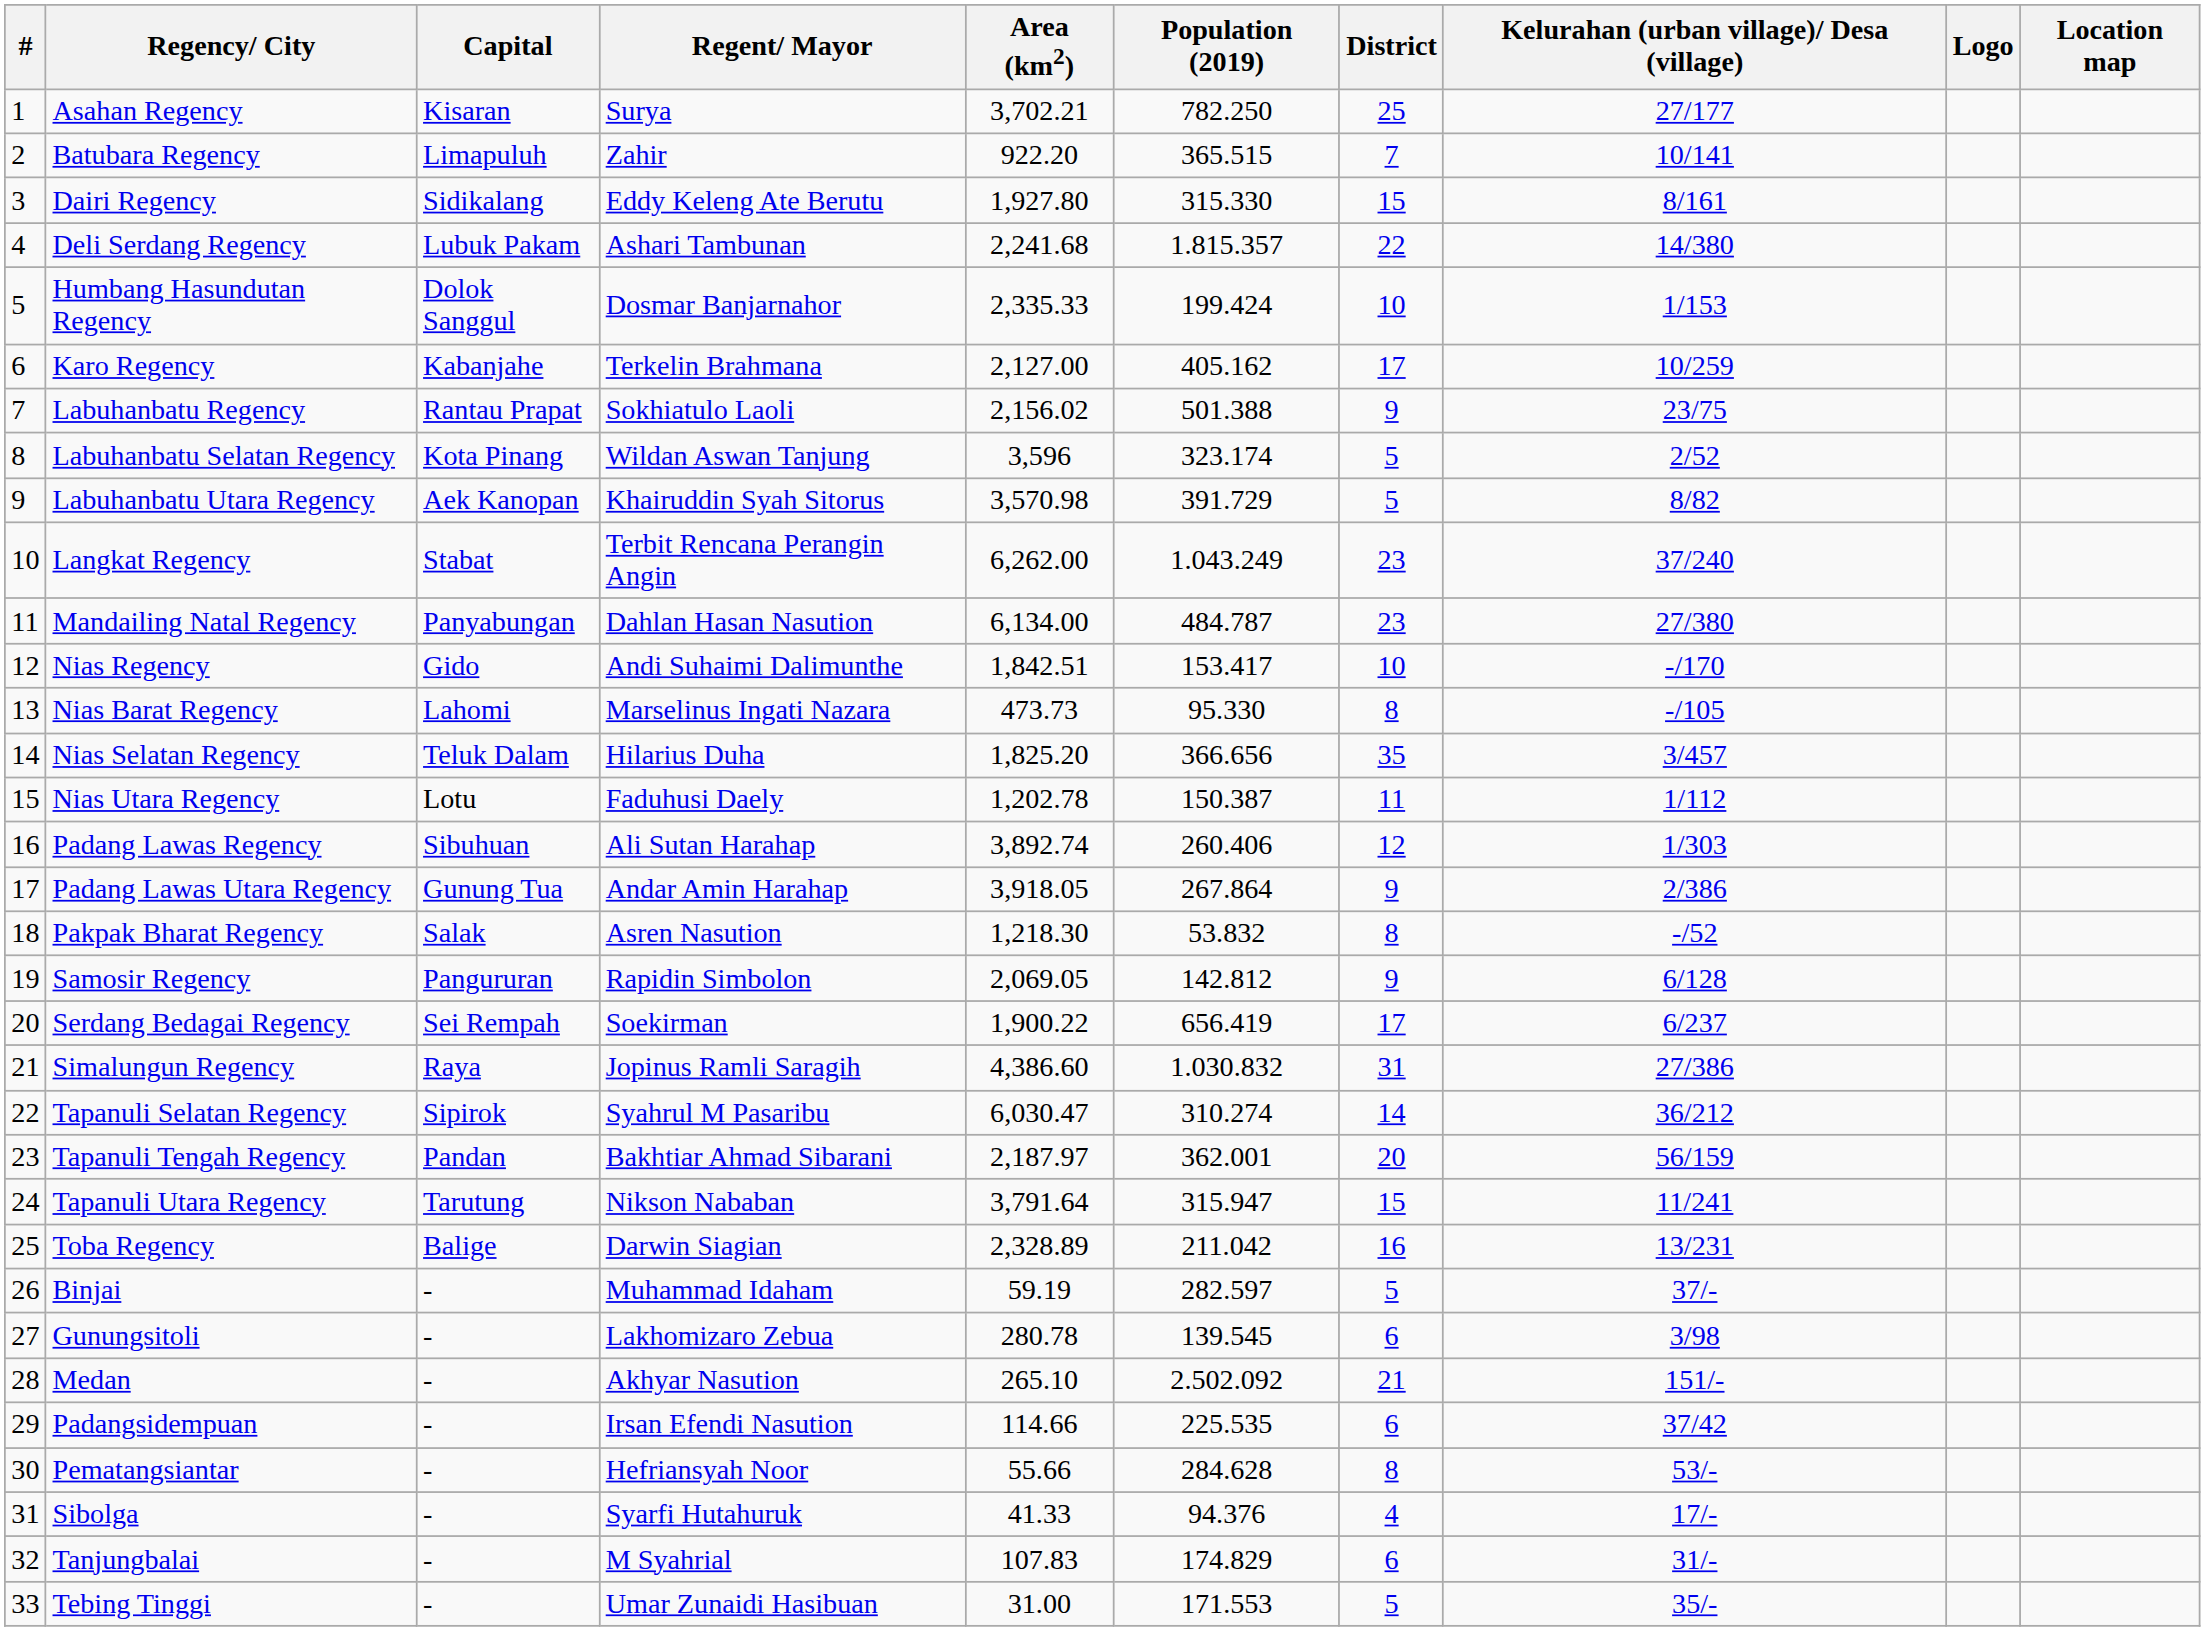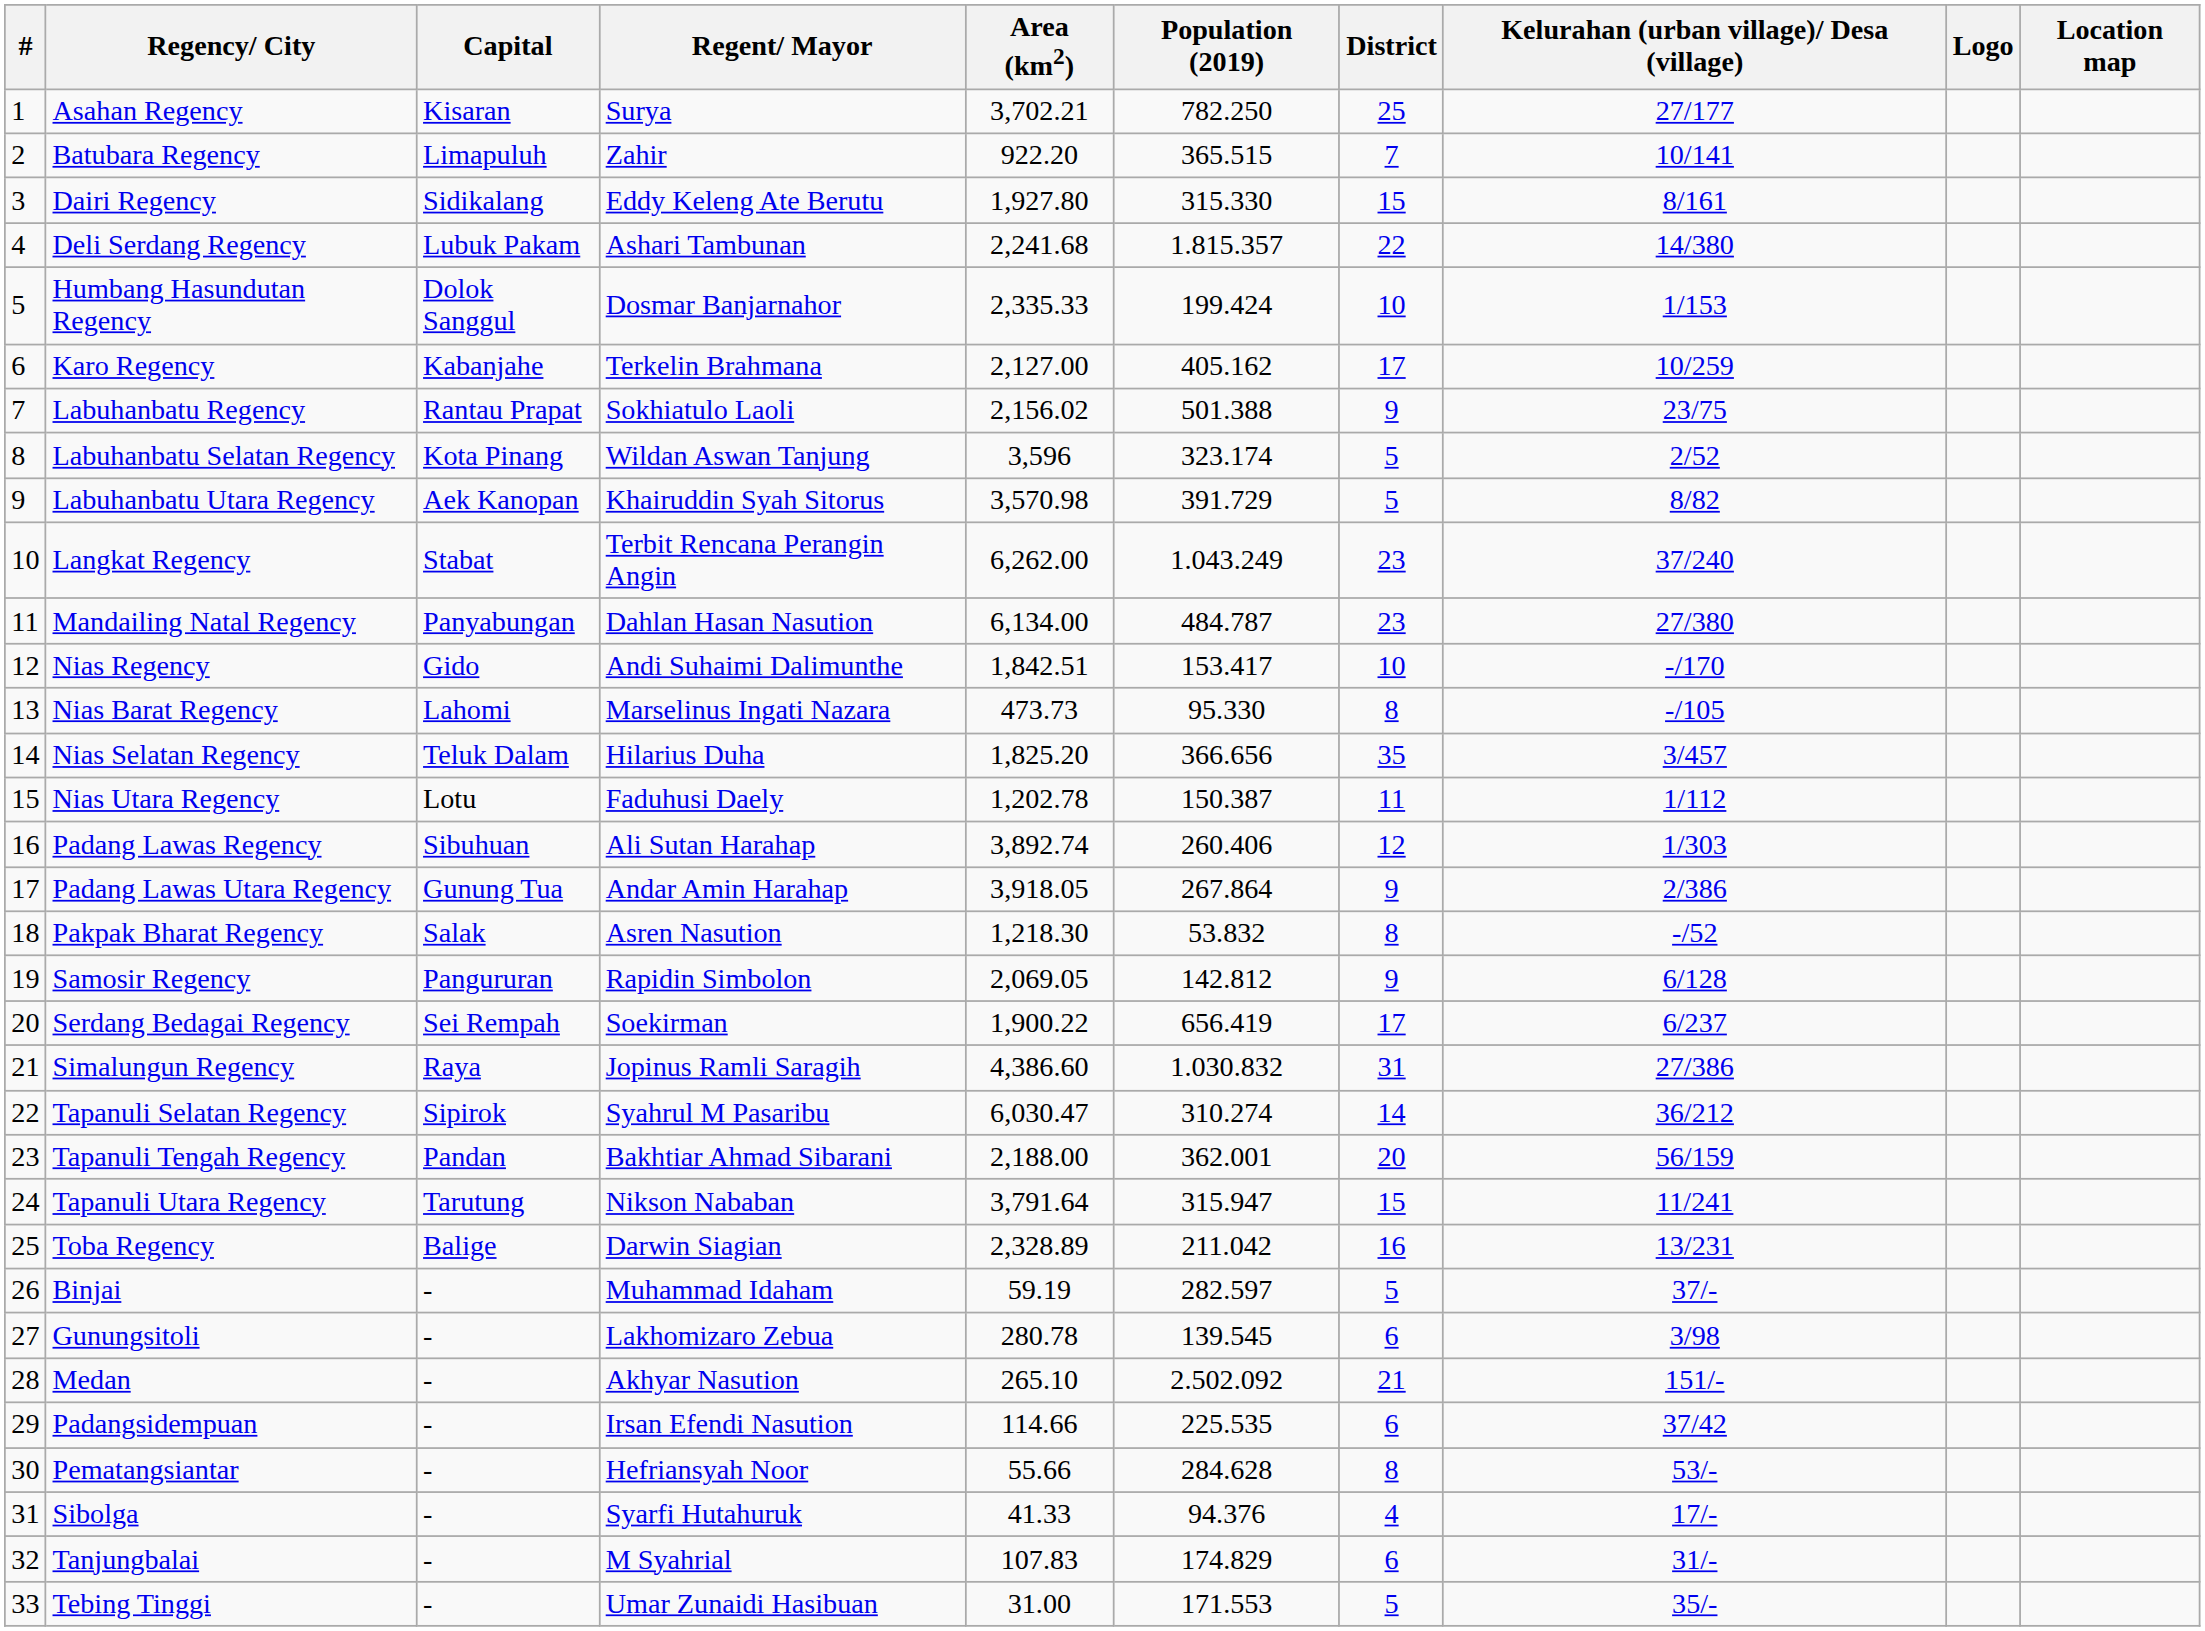(1039, 1156) 2,187.97 -> (1039, 1156) 2,188.00
